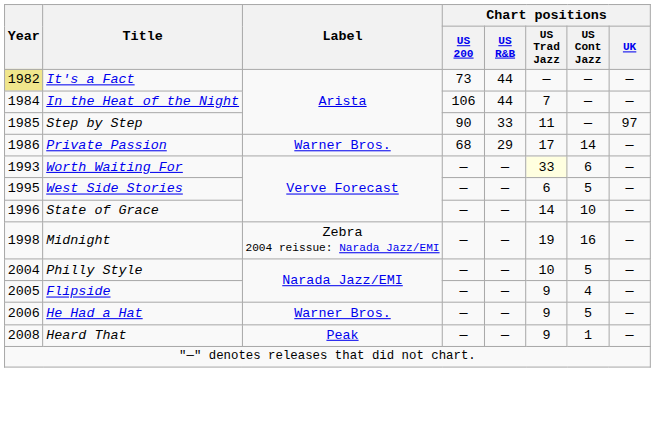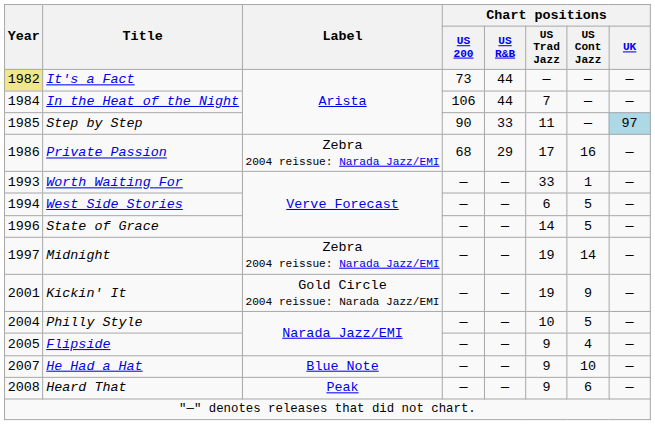(630, 123) no background -> (630, 123) lightblue background
(343, 145) Warner Bros. -> (343, 152) Zebra 2004 reissue: Narada Jazz/EMI
(588, 145) 14 -> (588, 153) 16
(547, 167) lightyellow background -> (547, 183) no background
(588, 167) 6 -> (588, 183) 1
(24, 189) 1995 -> (24, 204) 1994
(588, 211) 10 -> (588, 226) 5
(24, 240) 1998 -> (24, 256) 1997
(588, 240) 16 -> (588, 256) 14
+ row: (86, 293)
(24, 313) 2006 -> (24, 366) 2007
(343, 313) Warner Bros. -> (343, 366) Blue Note
(588, 313) 5 -> (588, 366) 10
(588, 335) 1 -> (588, 388) 6
